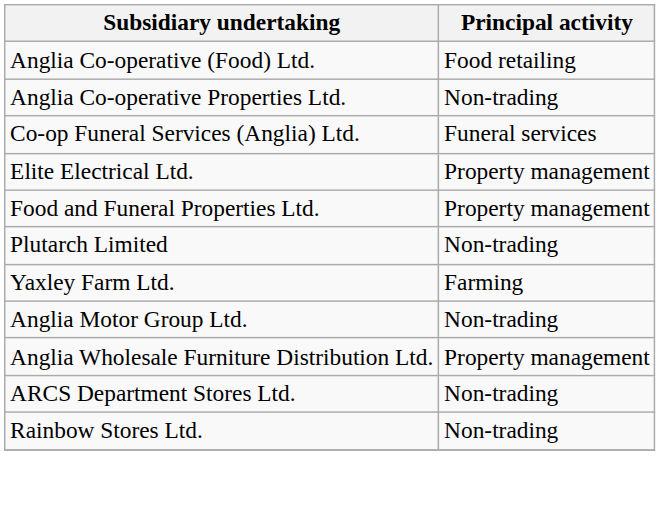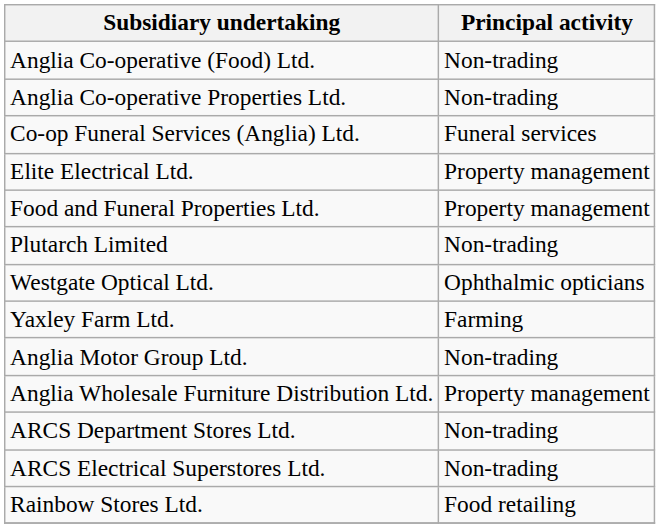(510, 60) Food retailing -> (501, 60) Non-trading
+ row: (112, 282)
+ row: (168, 467)
(501, 430) Non-trading -> (510, 504) Food retailing
